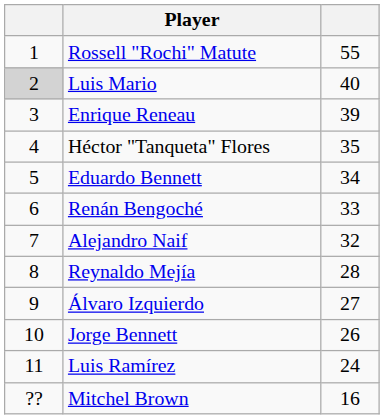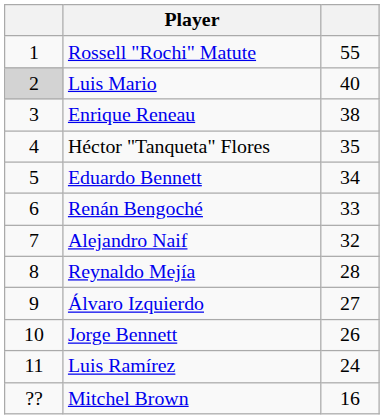(350, 114) 39 -> (350, 114) 38
